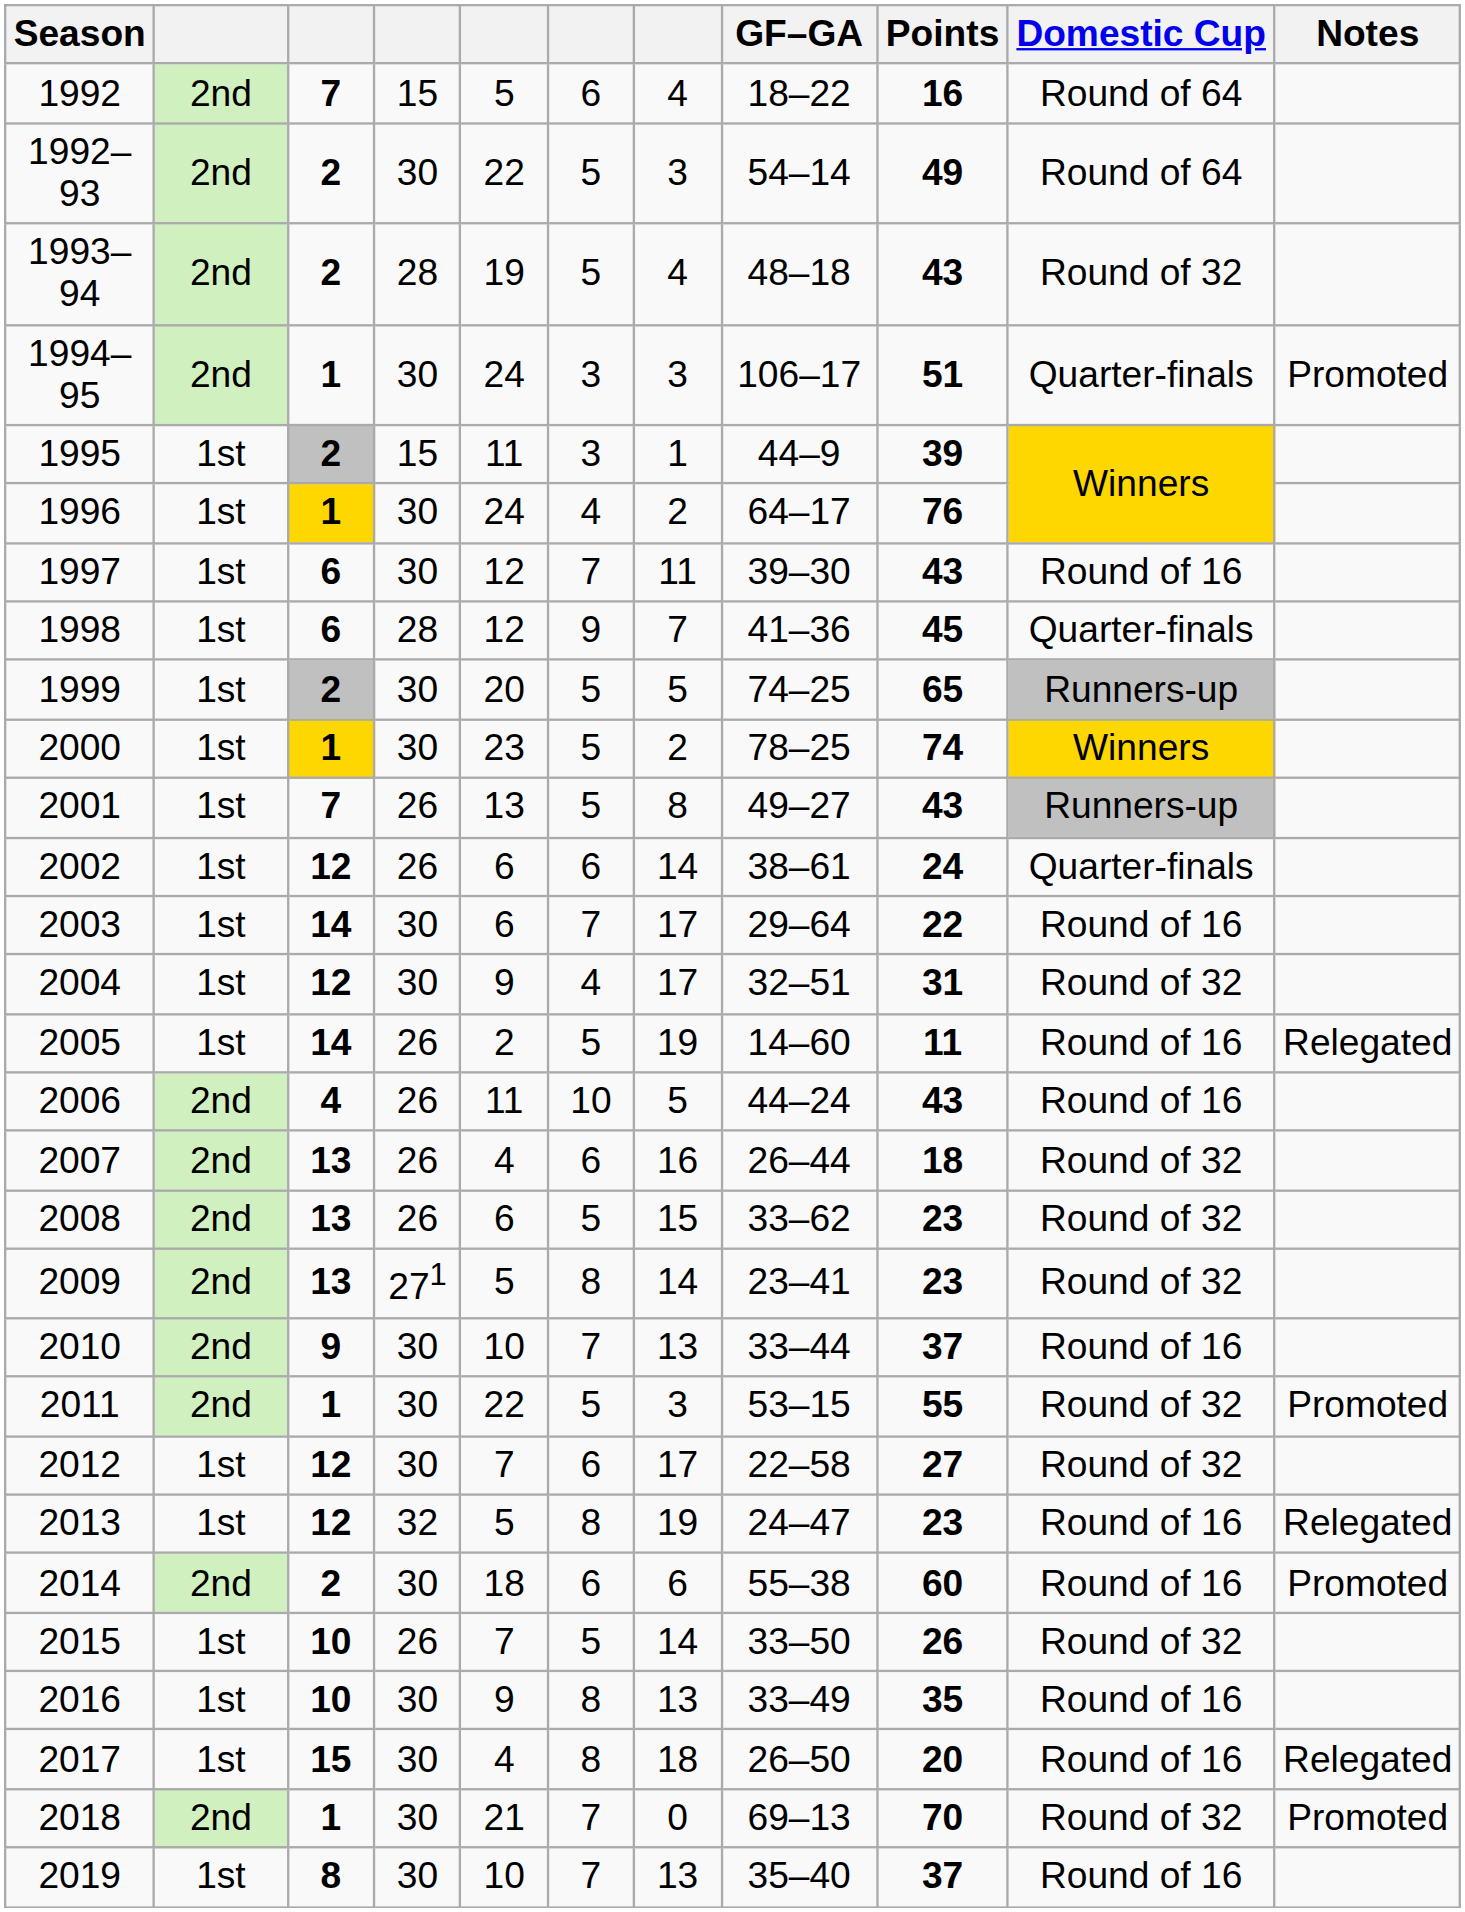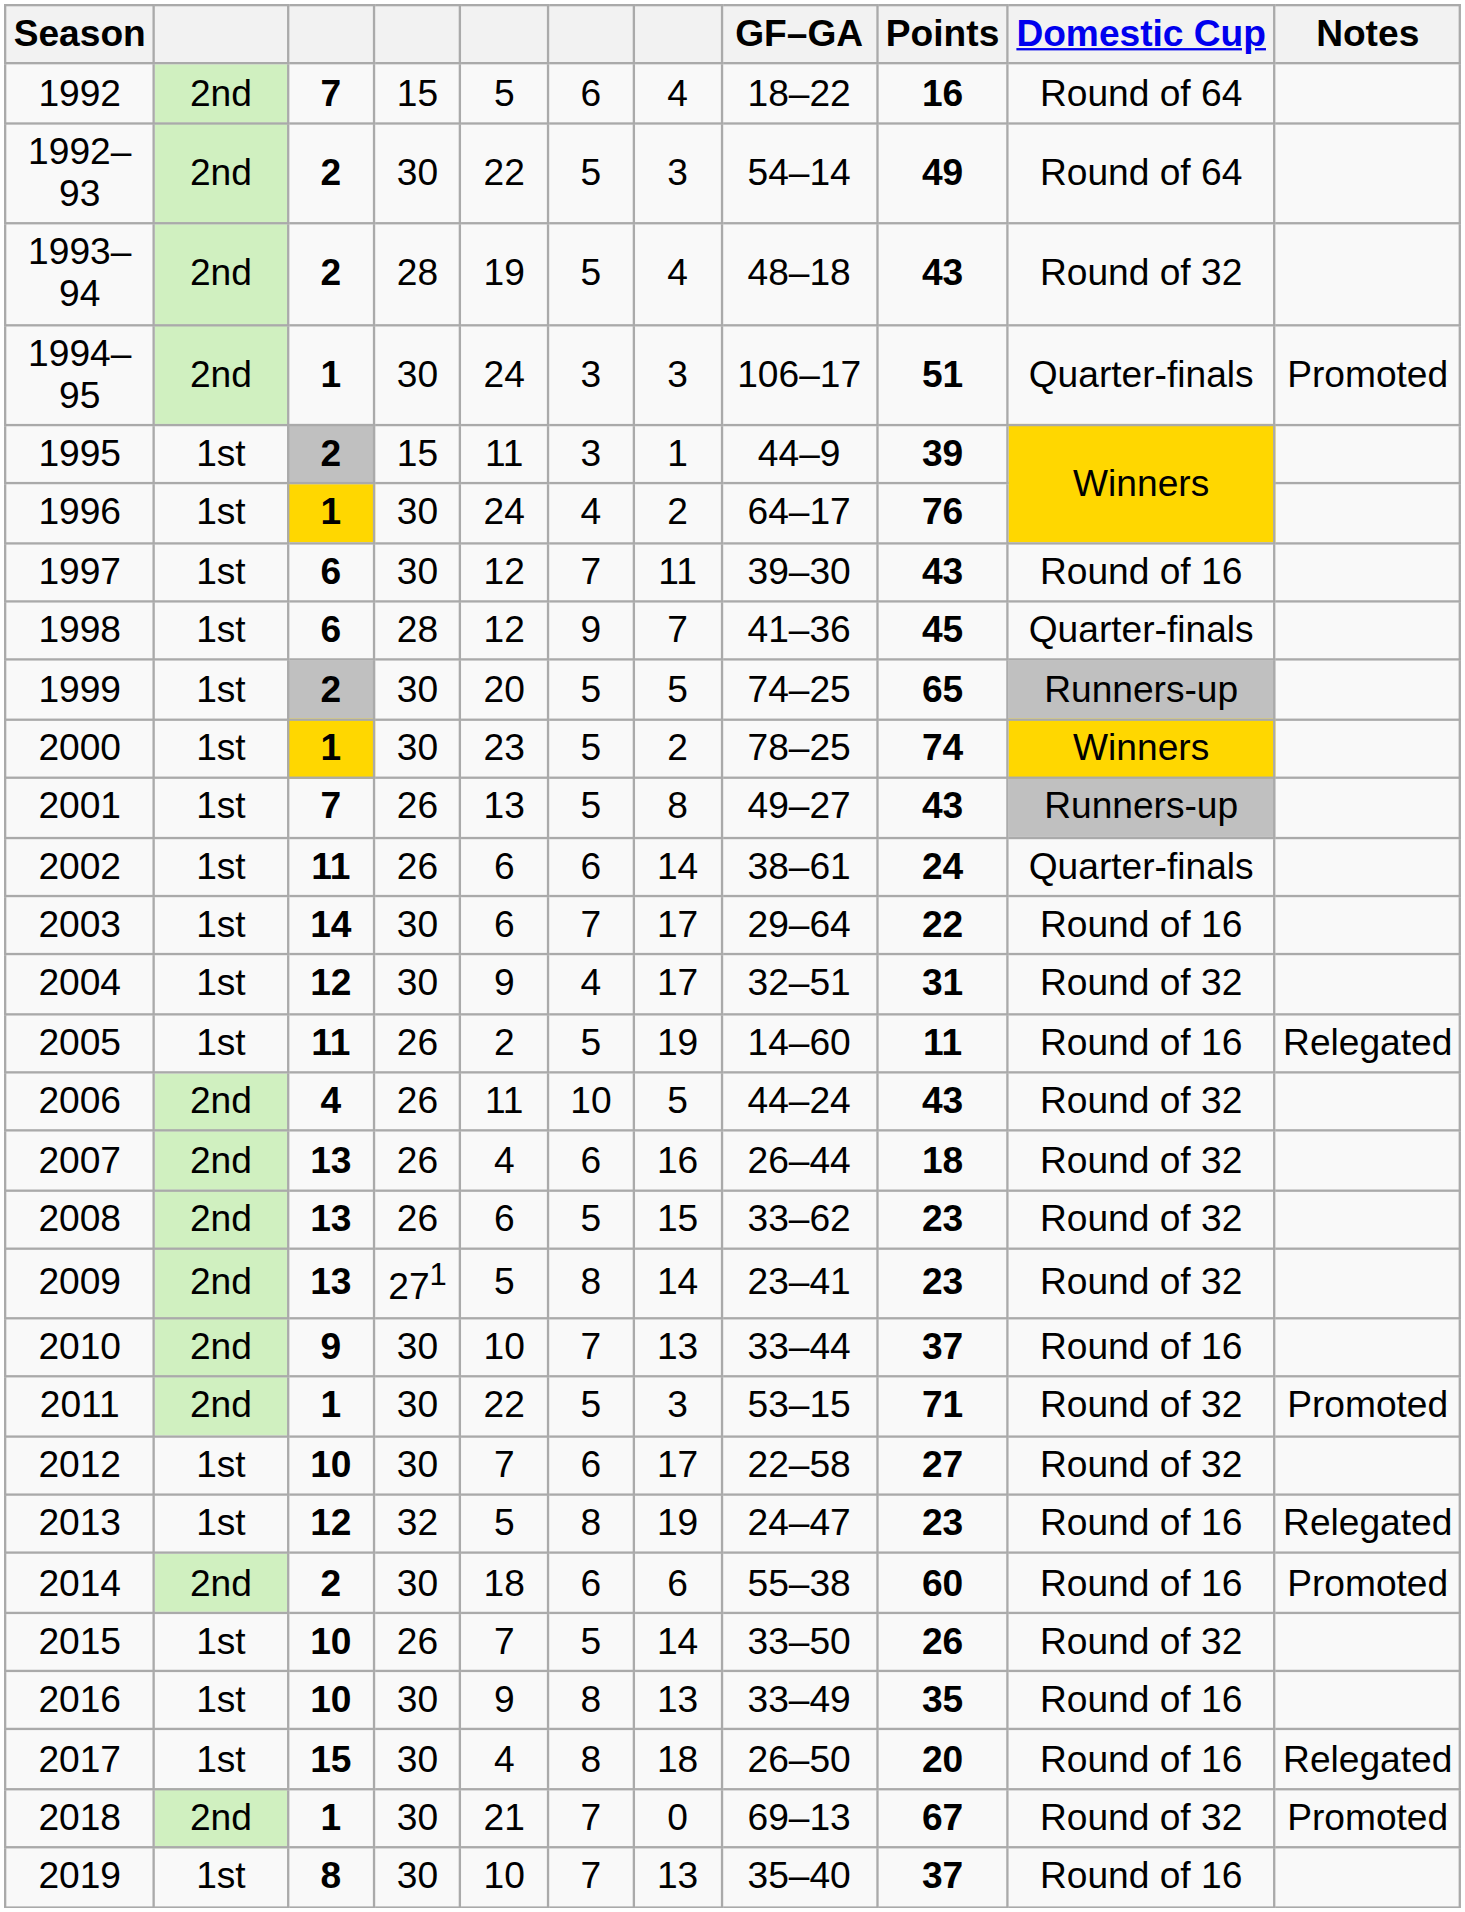(331, 865) 12 -> (331, 865) 11
(331, 1042) 14 -> (331, 1042) 11
(1141, 1101) Round of 16 -> (1141, 1101) Round of 32
(943, 1405) 55 -> (943, 1405) 71
(331, 1464) 12 -> (331, 1464) 10
(943, 1817) 70 -> (943, 1817) 67
